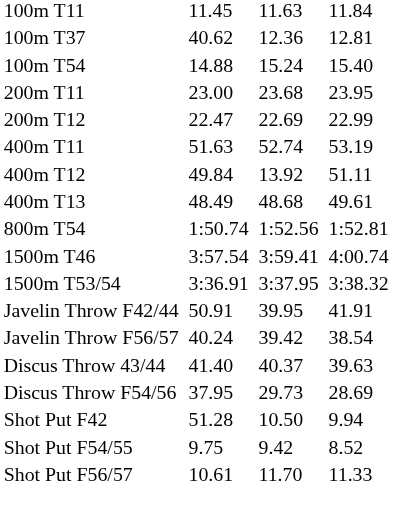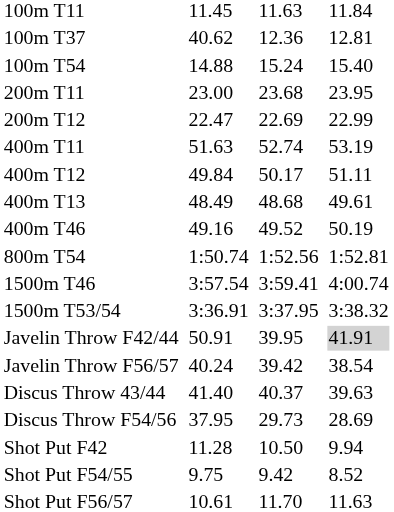(281, 174) 13.92 -> (281, 174) 50.17
+ row: (45, 229)
(351, 310) no background -> (351, 338) lightgrey background
(211, 419) 51.28 -> (210, 447) 11.28
(350, 474) 11.33 -> (350, 501) 11.63
